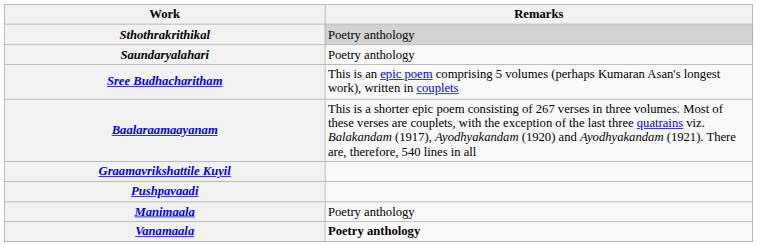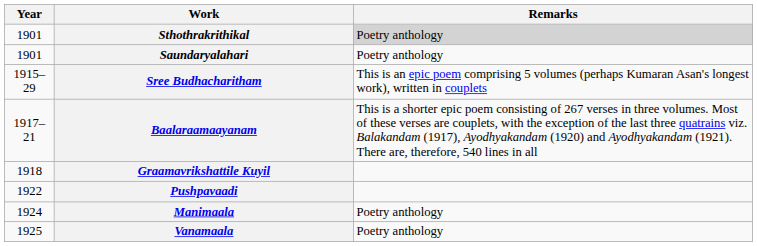+ column: (29, 14)
(374, 231) bold -> (400, 231) normal
